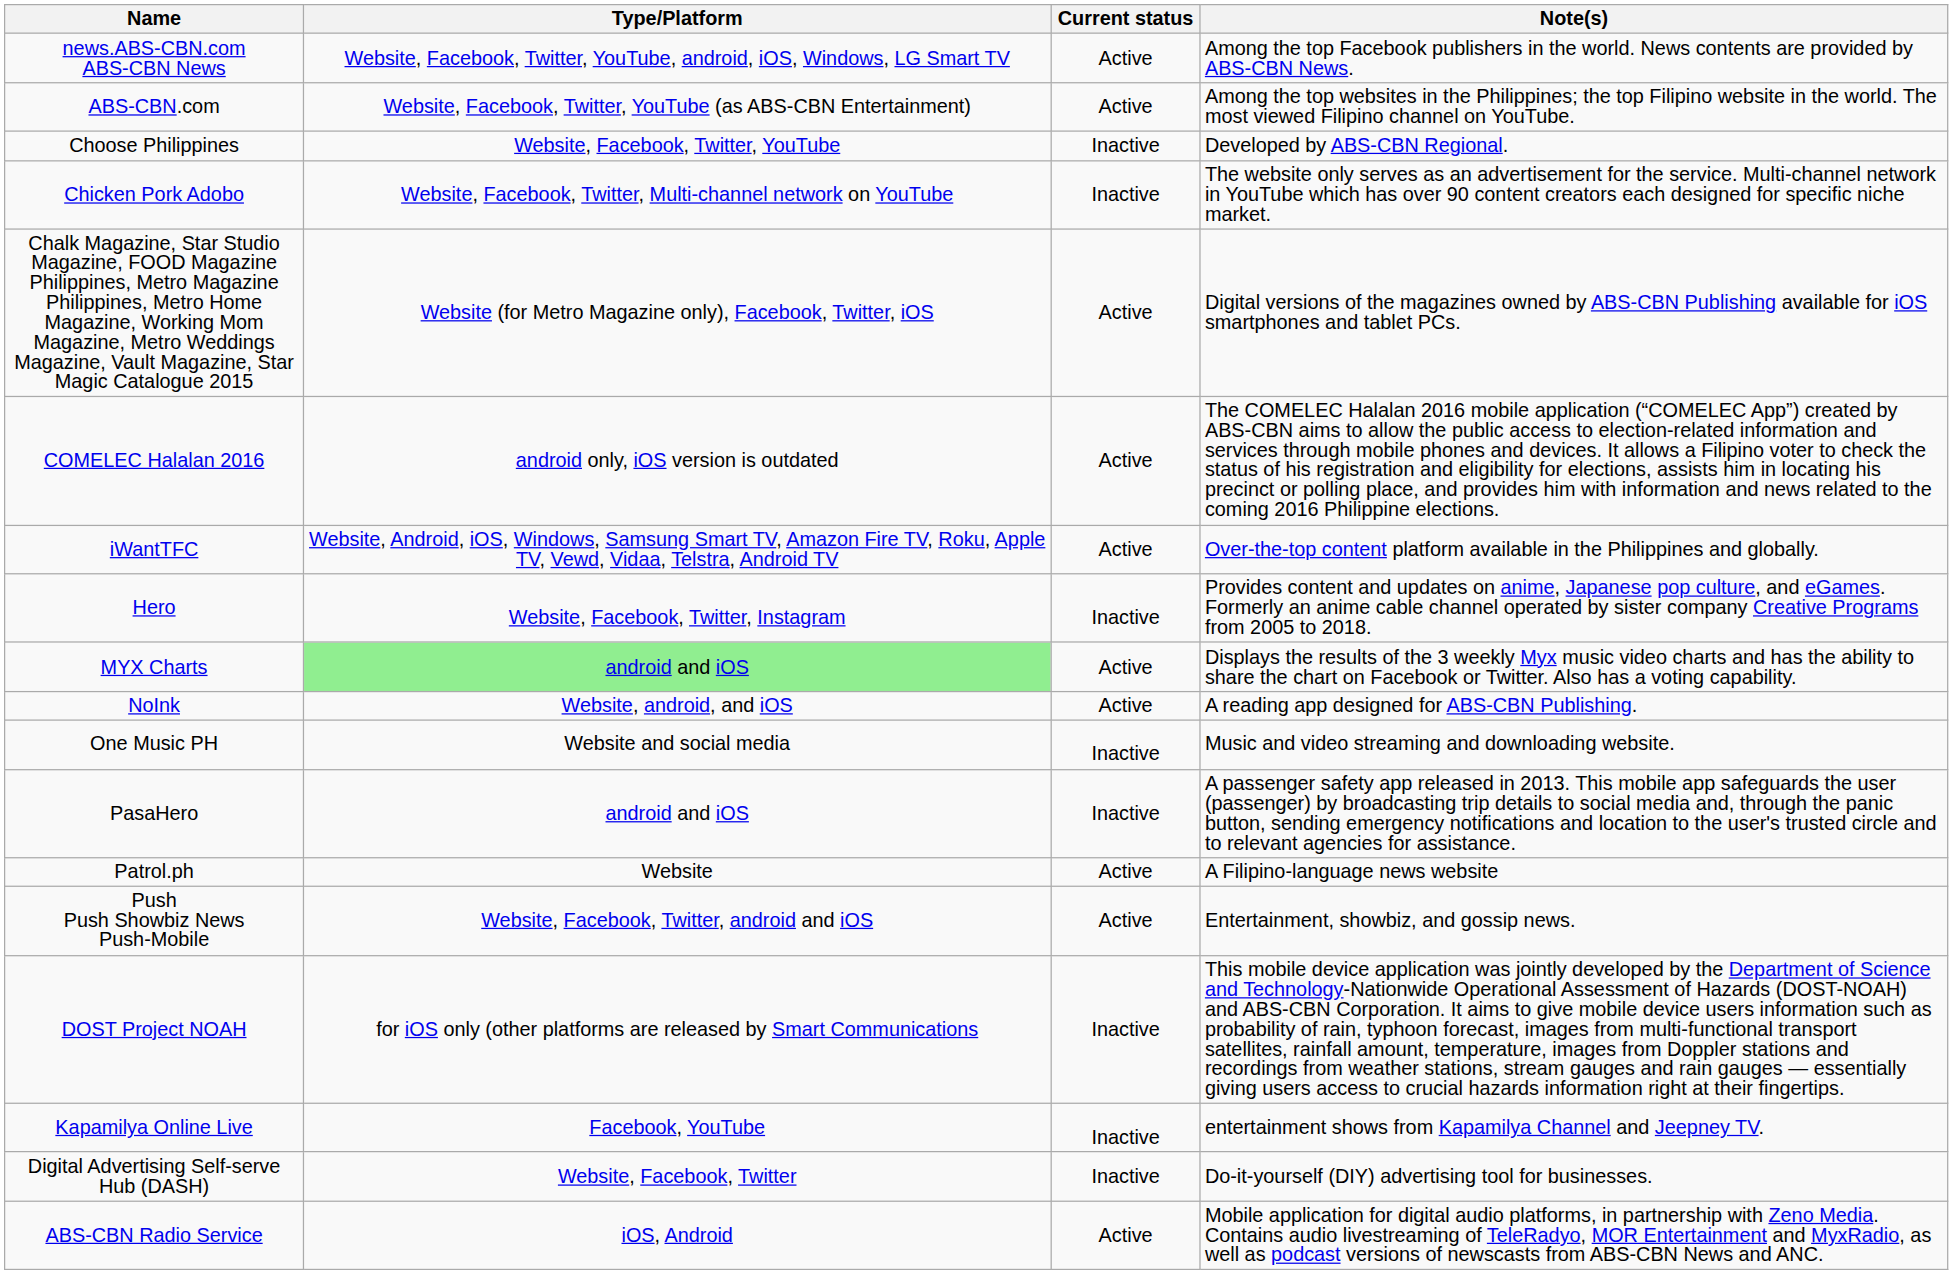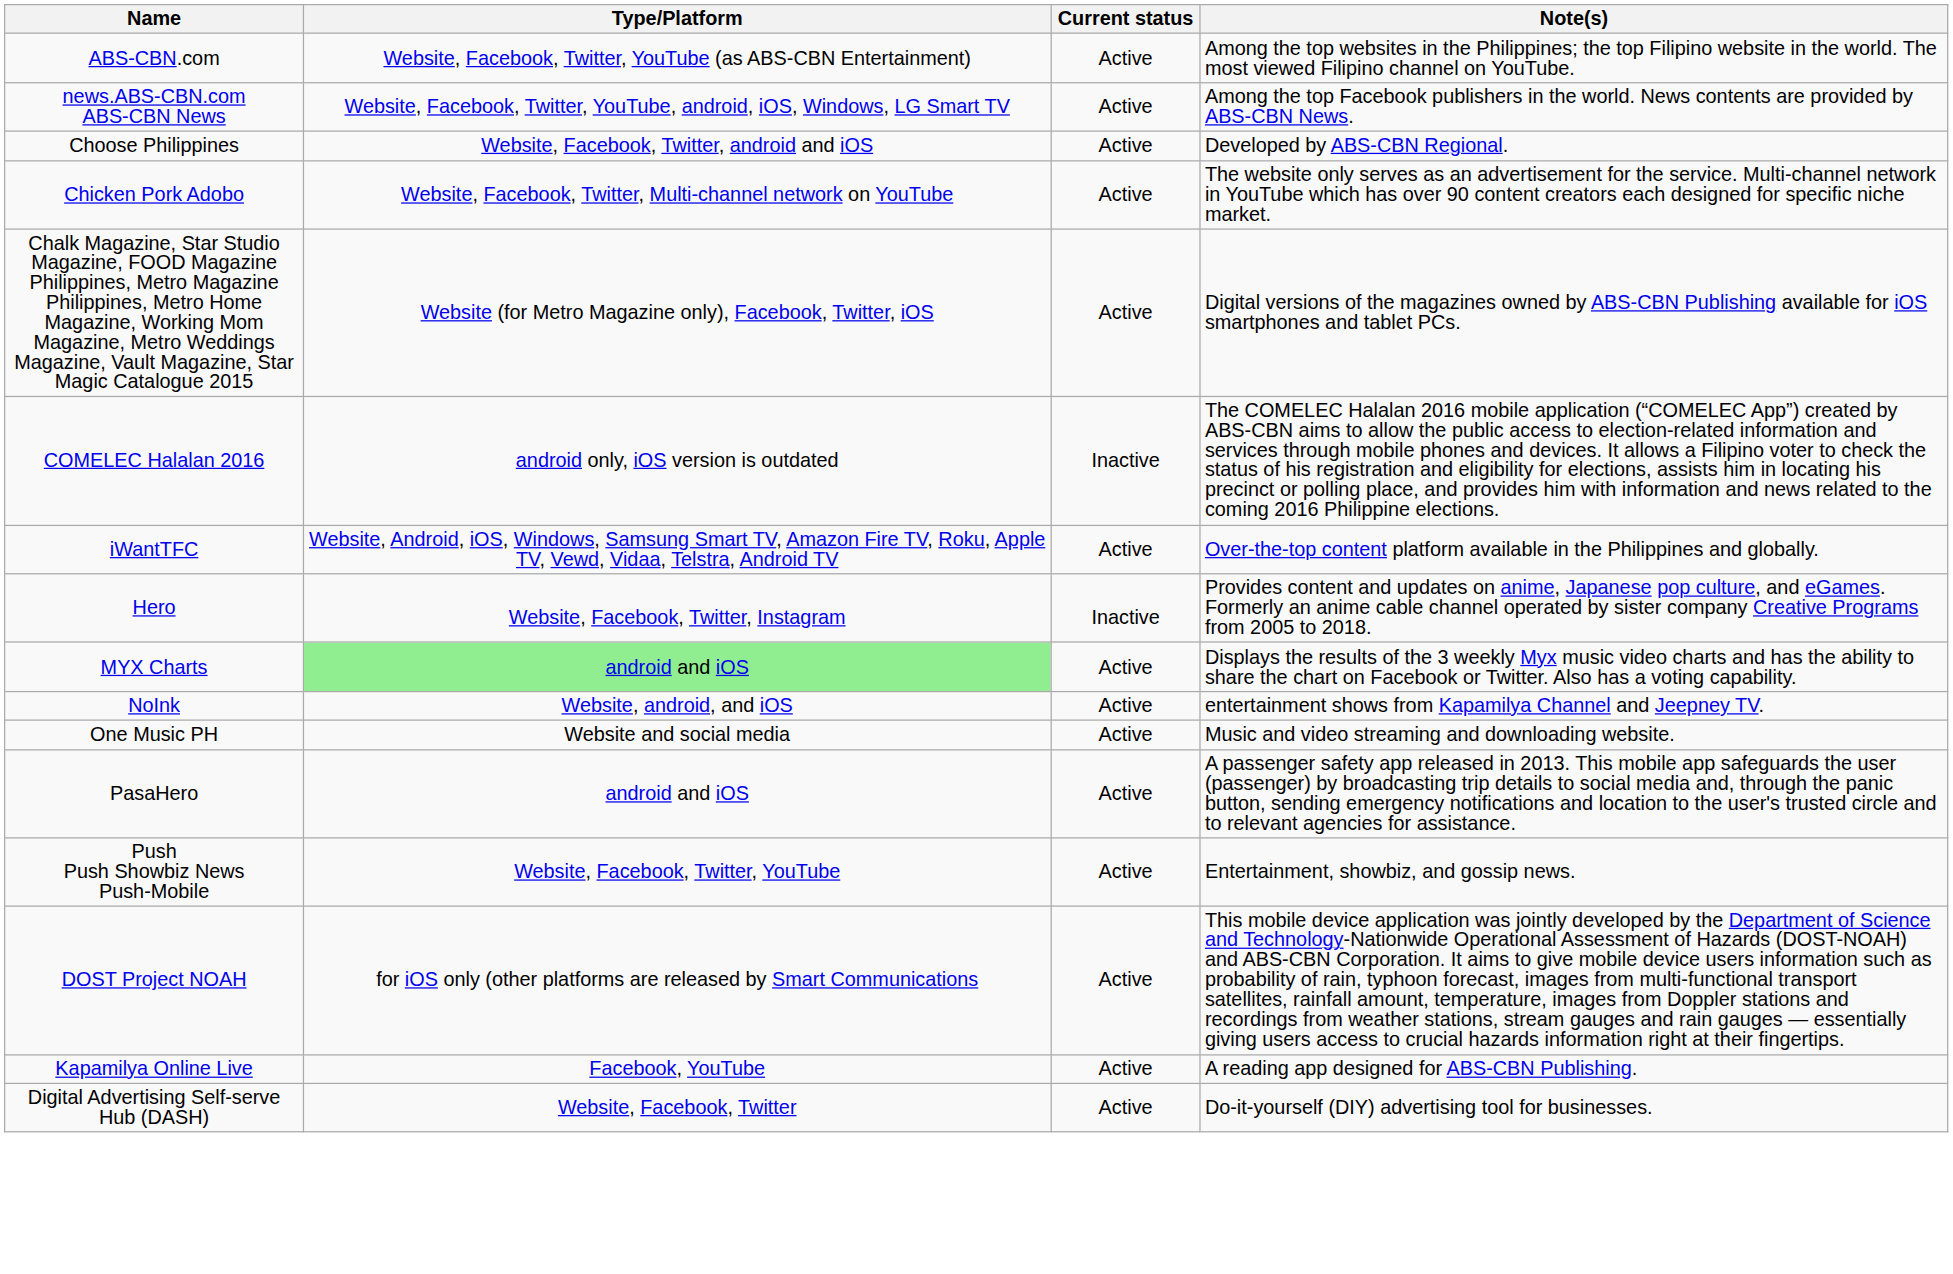rows swapped: (154, 106) <-> (154, 57)
(677, 145) Website, Facebook, Twitter, YouTube -> (677, 145) Website, Facebook, Twitter, android and iOS
(1126, 145) Inactive -> (1126, 145) Active
(1126, 194) Inactive -> (1126, 194) Active
(1126, 460) Active -> (1126, 460) Inactive
(1421, 705) A reading app designed for ABS-CBN Publishing. -> (1484, 705) entertainment shows from Kapamilya Channel and Jeepney TV.
(1126, 754) Inactive -> (1126, 734) Active
(1126, 813) Inactive -> (1126, 793) Active
- row: (154, 871)
(677, 920) Website, Facebook, Twitter, android and iOS -> (677, 871) Website, Facebook, Twitter, YouTube
(1126, 1029) Inactive -> (1126, 980) Active
(1126, 1137) Inactive -> (1126, 1068) Active
(1484, 1127) entertainment shows from Kapamilya Channel and Jeepney TV. -> (1421, 1068) A reading app designed for ABS-CBN Publishing.
(1126, 1176) Inactive -> (1126, 1107) Active
- row: (154, 1235)
